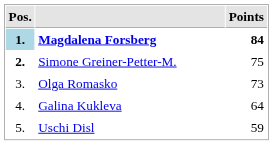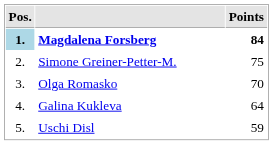(20, 61) bold -> (20, 61) normal
(257, 83) 73 -> (257, 83) 70
